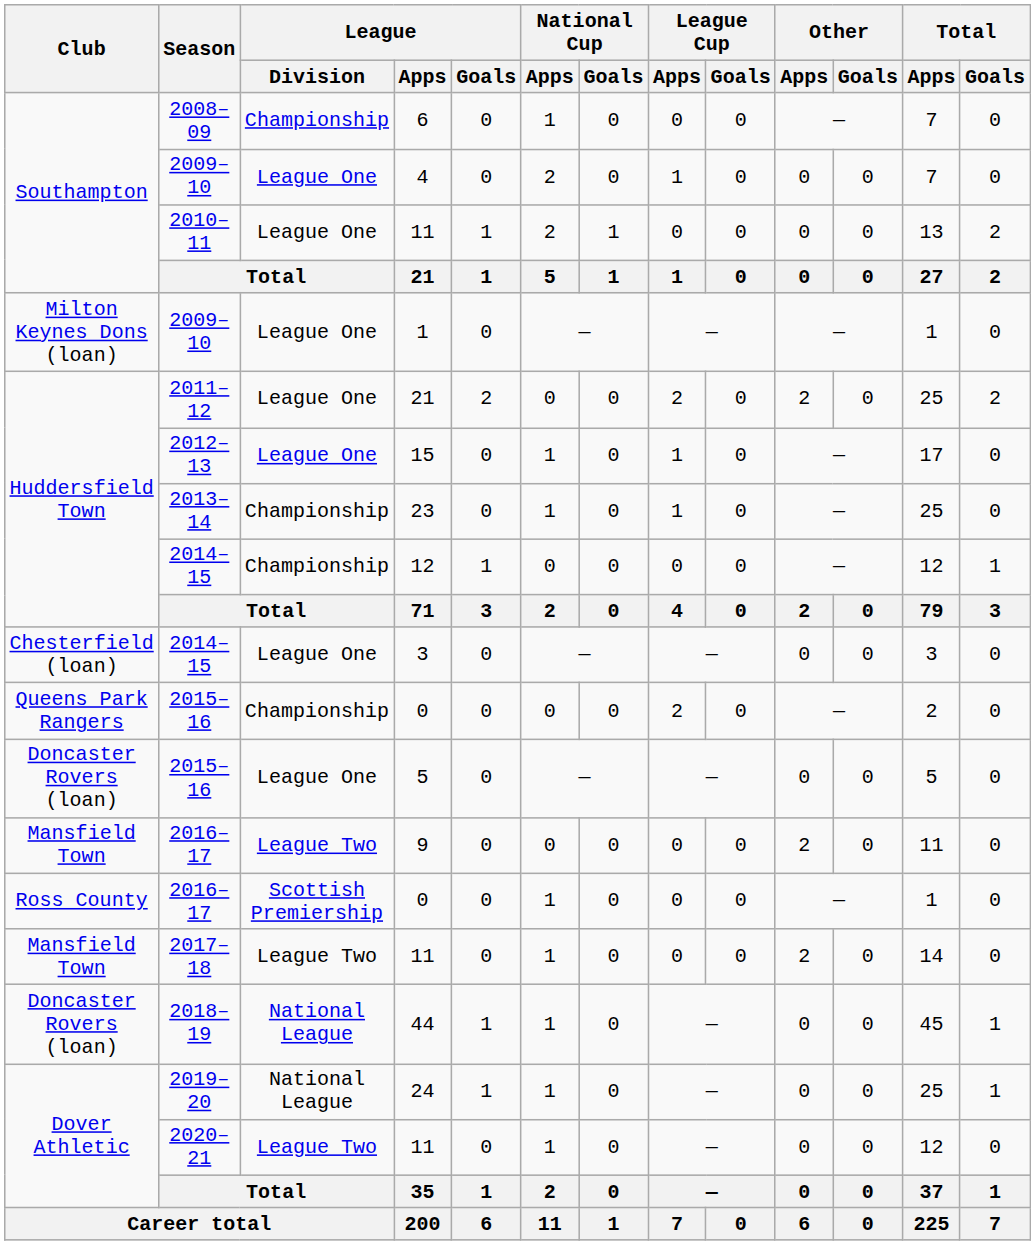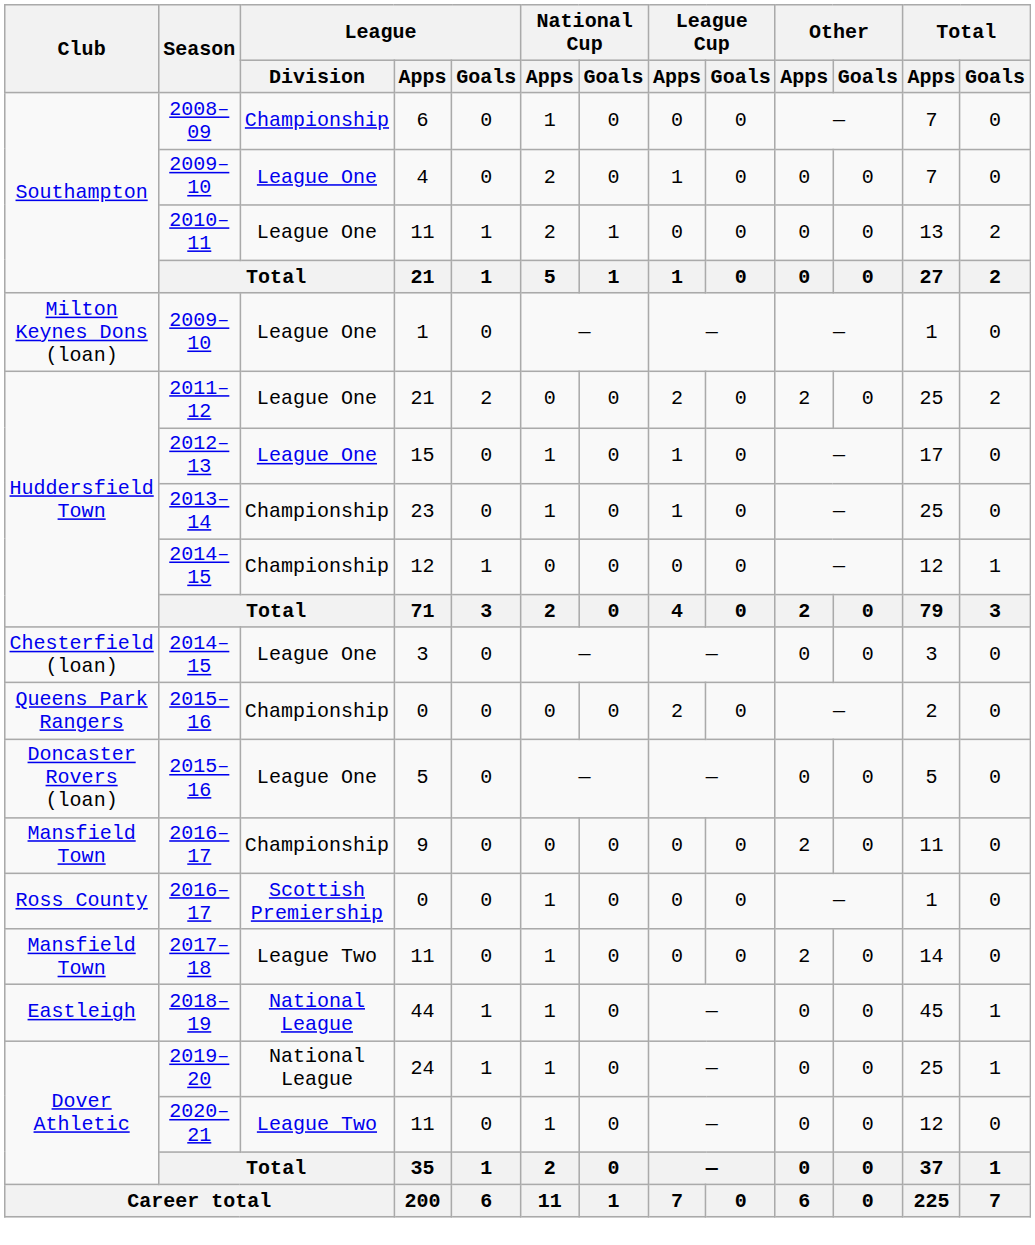(317, 845) League Two -> (317, 845) Championship
(82, 1024) Doncaster Rovers (loan) -> (82, 1013) Eastleigh
